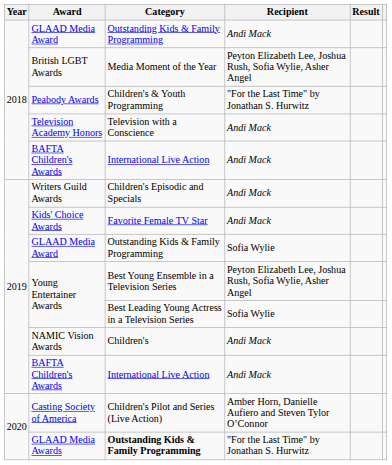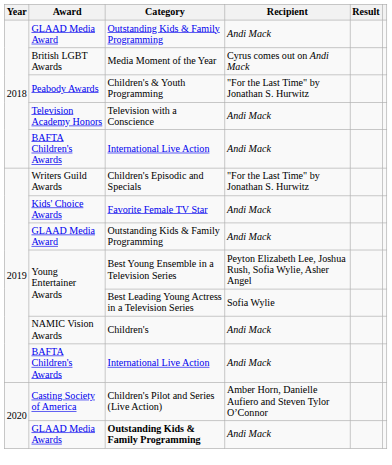(286, 67) Peyton Elizabeth Lee, Joshua Rush, Sofia Wylie, Asher Angel -> (278, 61) Cyrus comes out on Andi Mack
(249, 193) Andi Mack -> (273, 182) "For the Last Time" by Jonathan S. Hurwitz
(251, 248) Sofia Wylie -> (249, 236) Andi Mack
(273, 446) "For the Last Time" by Jonathan S. Hurwitz -> (249, 434) Andi Mack
